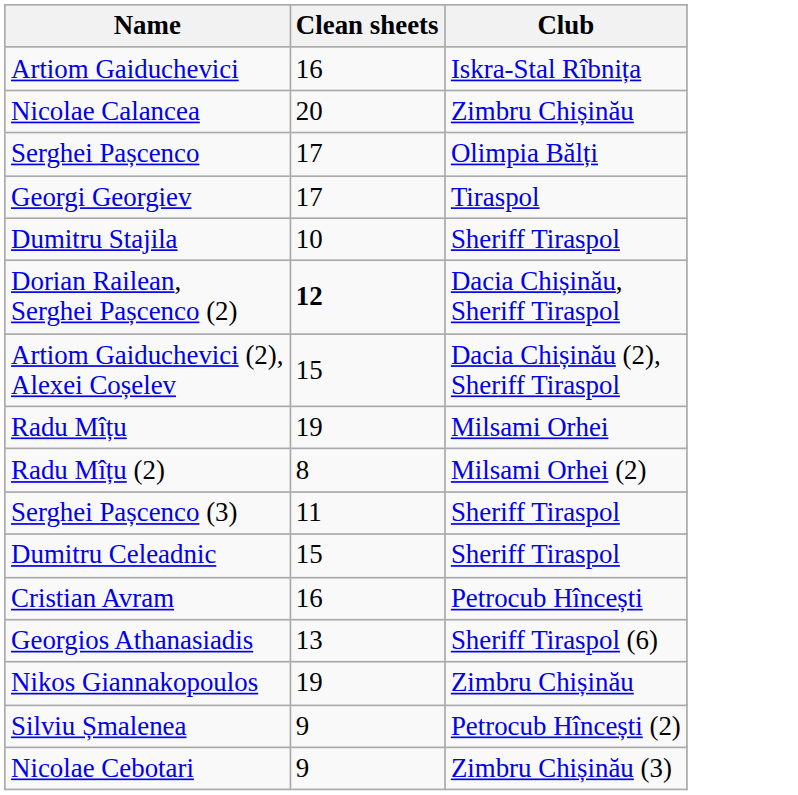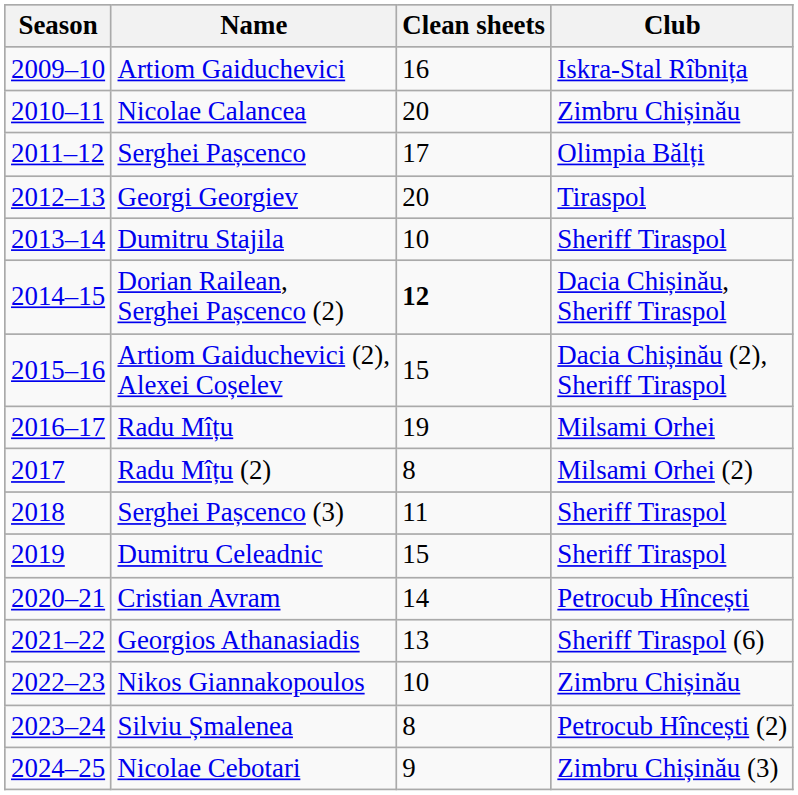+ column: (58, 25)
(309, 196) 17 -> (416, 196) 20
(309, 597) 16 -> (416, 597) 14
(309, 683) 19 -> (416, 683) 10
(303, 725) 9 -> (409, 725) 8
